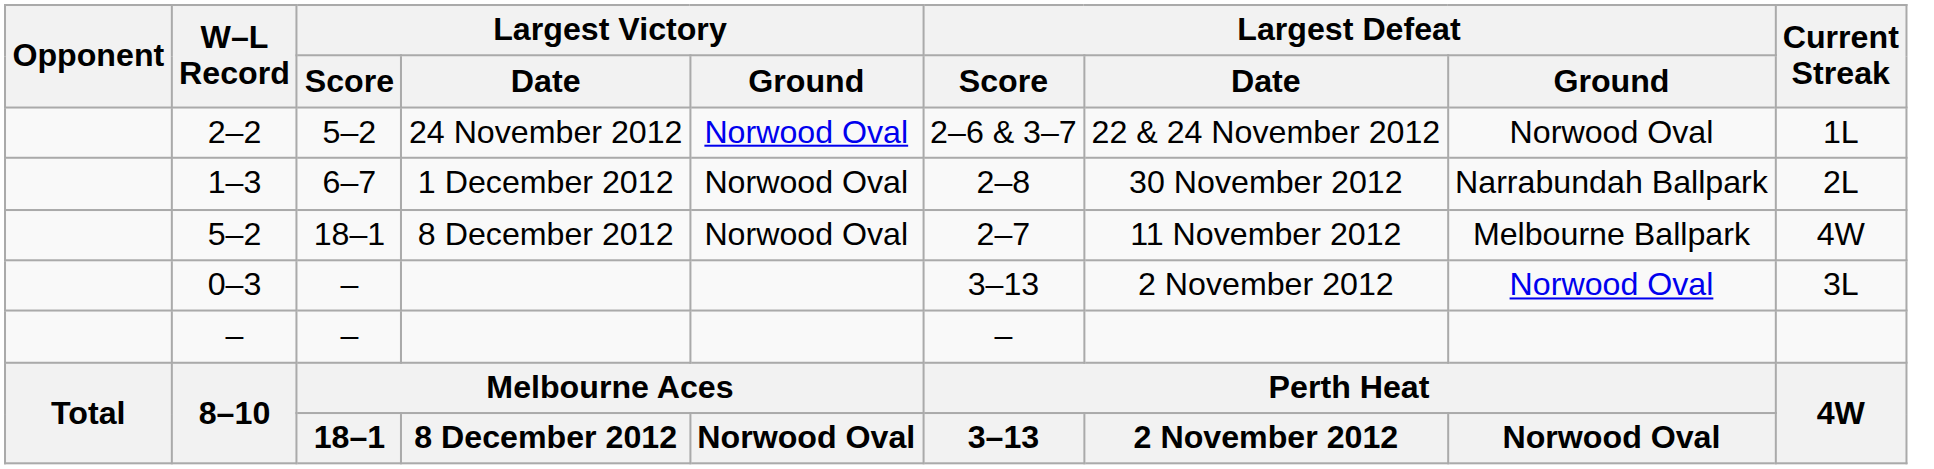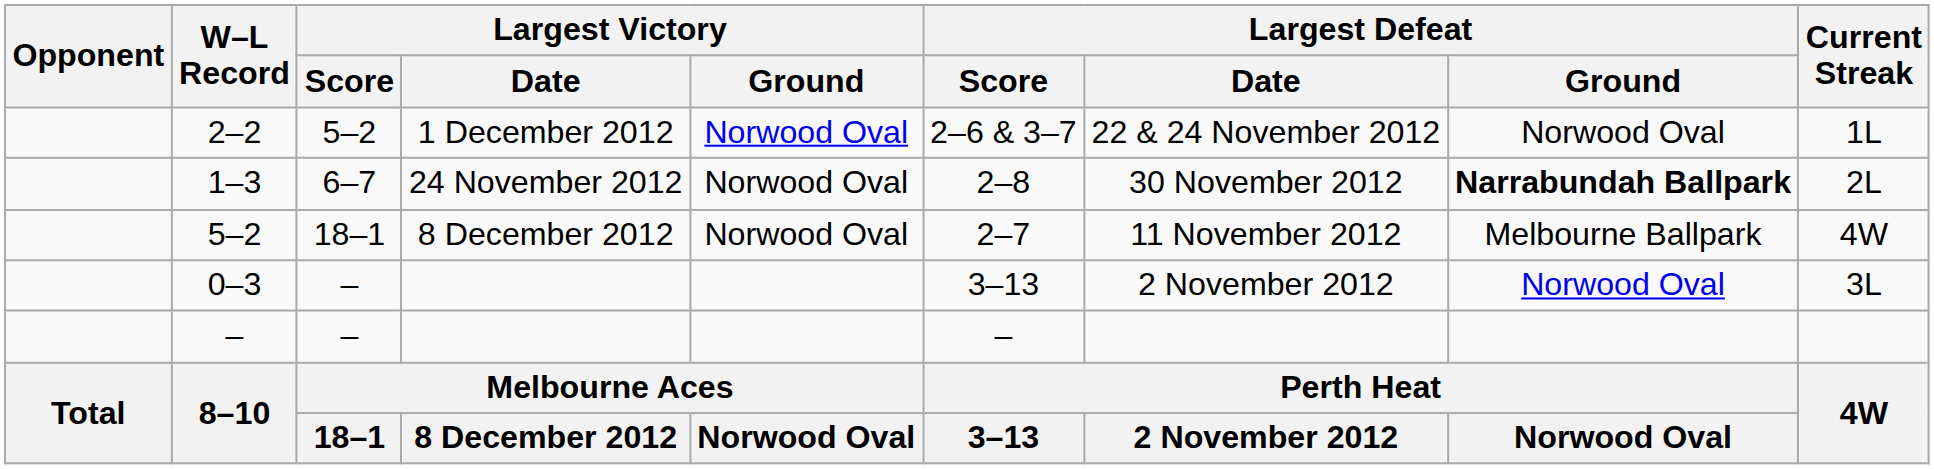(546, 132) 24 November 2012 -> (546, 132) 1 December 2012
(546, 183) 1 December 2012 -> (546, 183) 24 November 2012
(1611, 183) normal -> (1623, 183) bold
